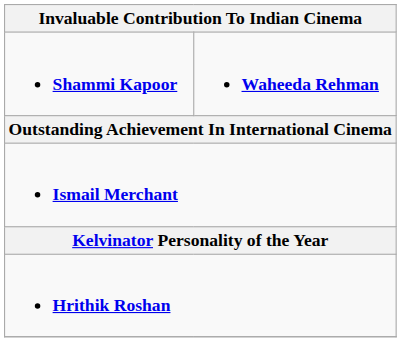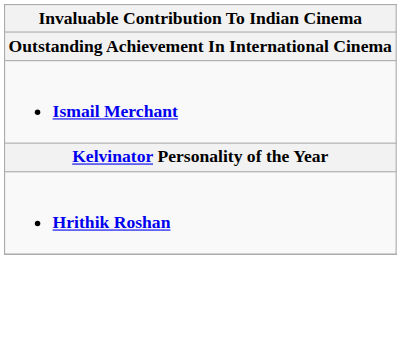- row: (99, 84)
